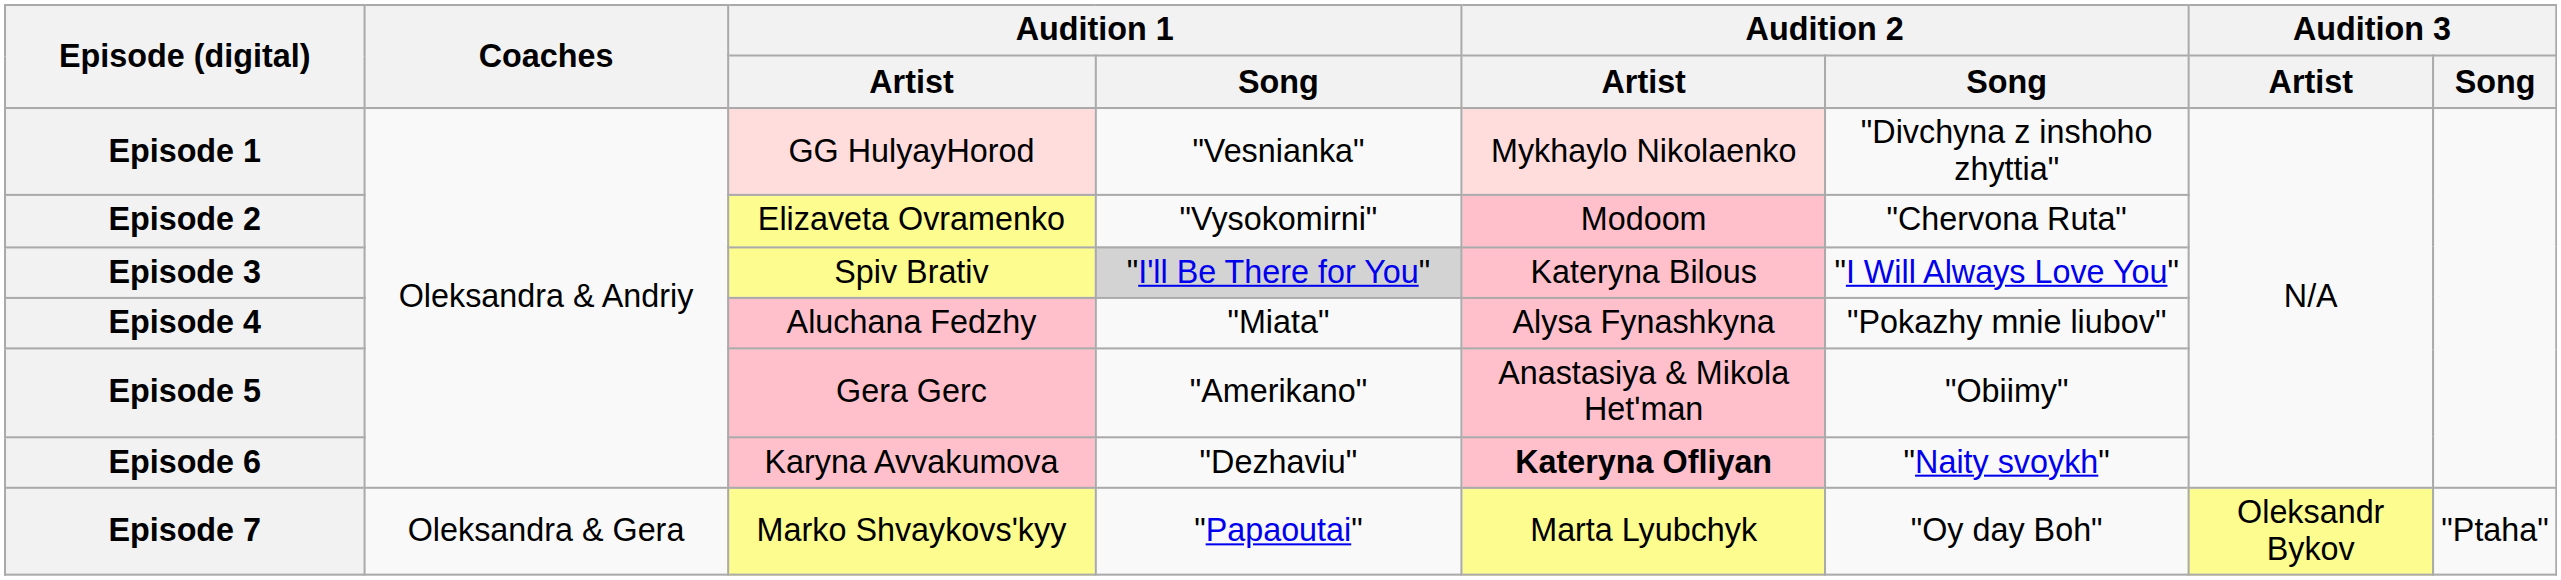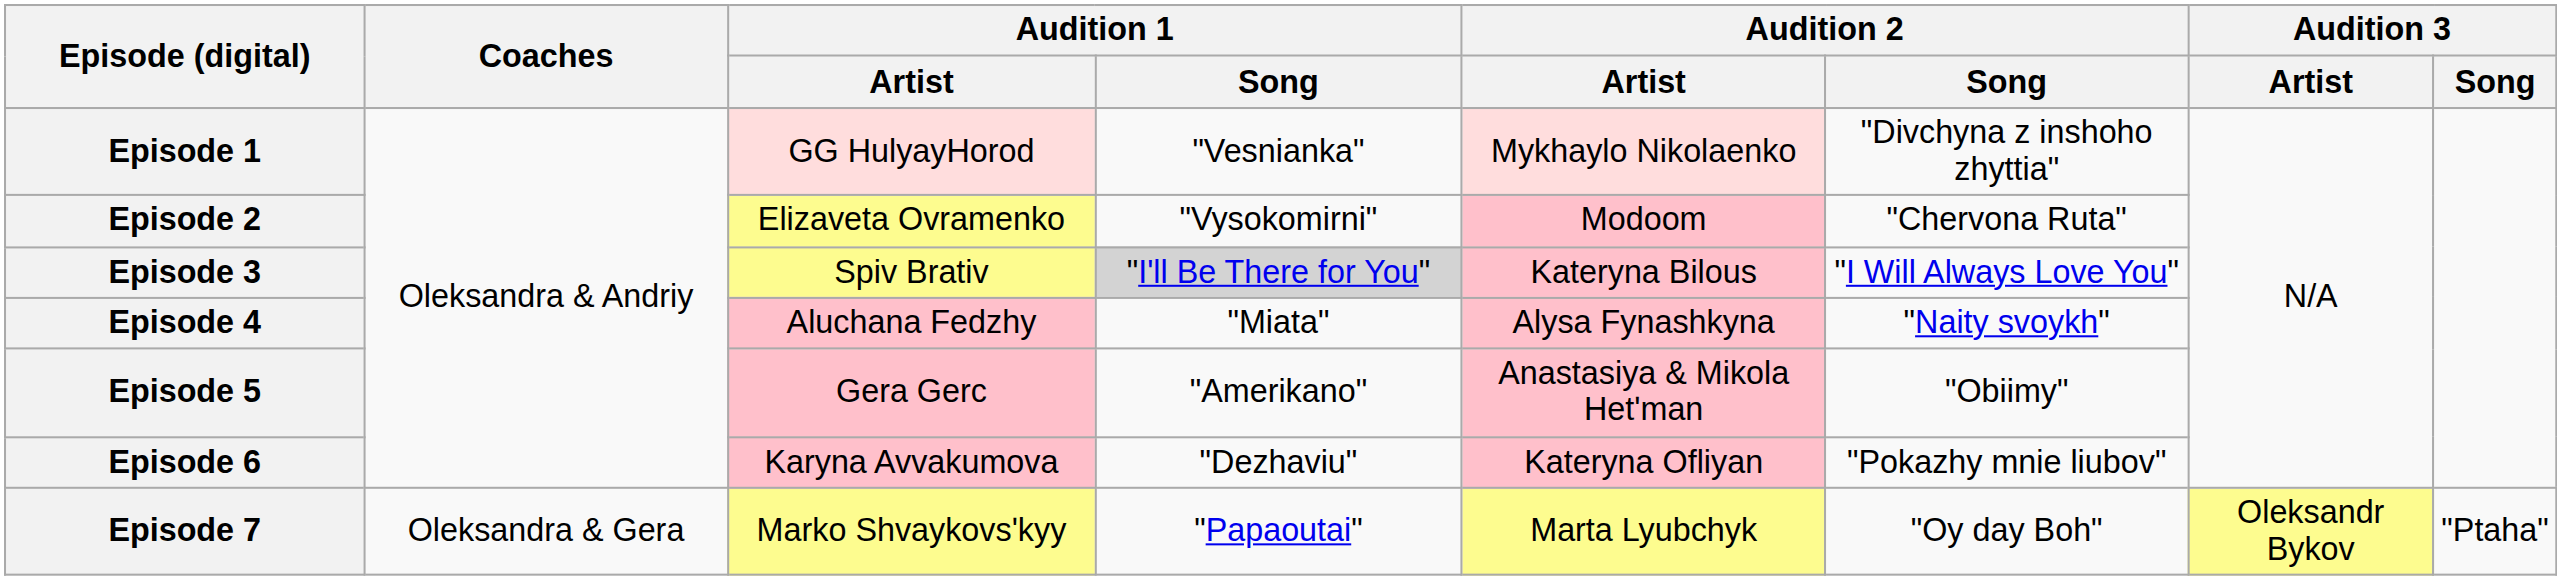(2007, 322) "Pokazhy mnie liubov" -> (2007, 322) "Naity svoykh"
(1644, 461) bold -> (1644, 461) normal
(2007, 461) "Naity svoykh" -> (2007, 461) "Pokazhy mnie liubov"
